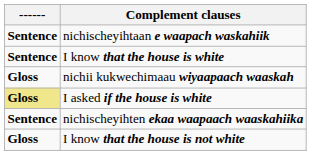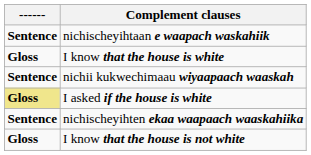(32, 56) Sentence -> (23, 56) Gloss
(23, 77) Gloss -> (32, 77) Sentence
